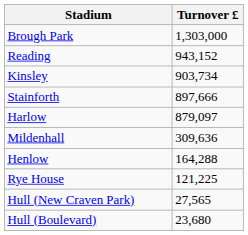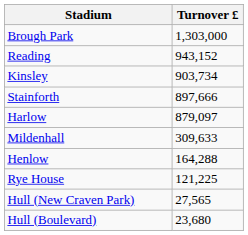(196, 138) 309,636 -> (196, 138) 309,633
